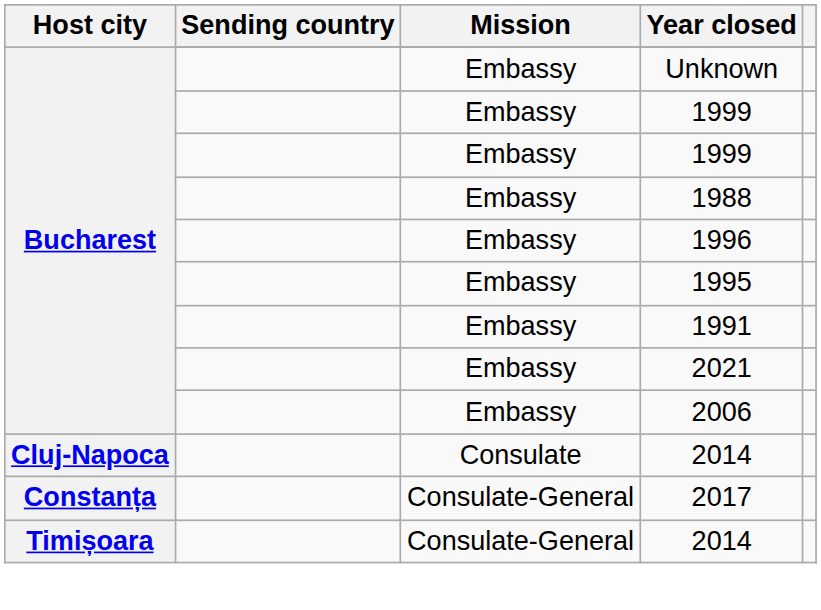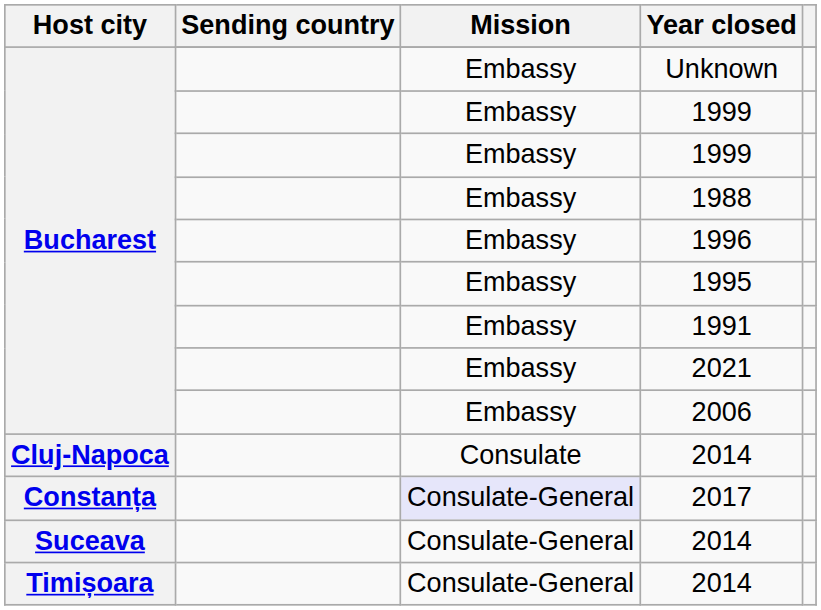(521, 497) no background -> (521, 497) lavender background
+ row: (90, 540)
